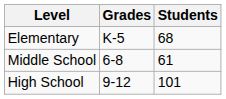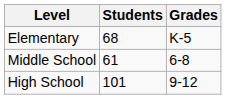columns swapped: (127, 15) <-> (188, 15)
